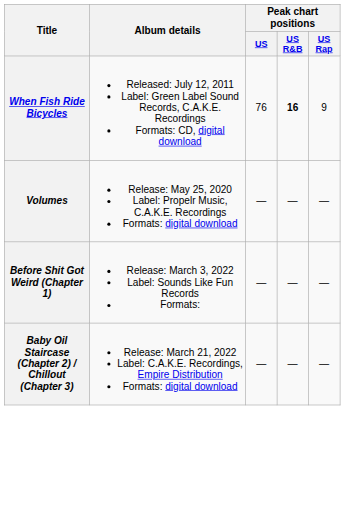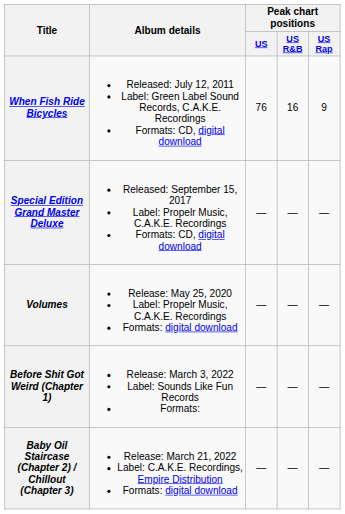(293, 108) bold -> (293, 108) normal
+ row: (47, 212)
